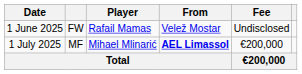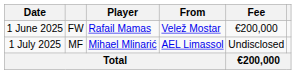(262, 28) Undisclosed -> (256, 28) €200,000
(195, 45) bold -> (193, 45) normal
(262, 45) €200,000 -> (256, 45) Undisclosed
